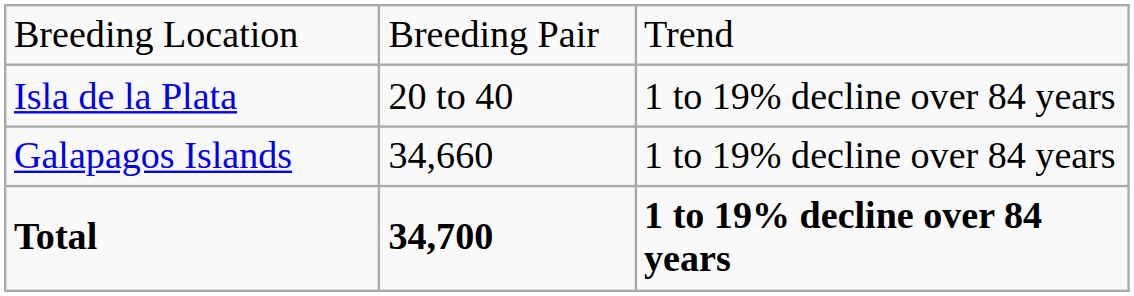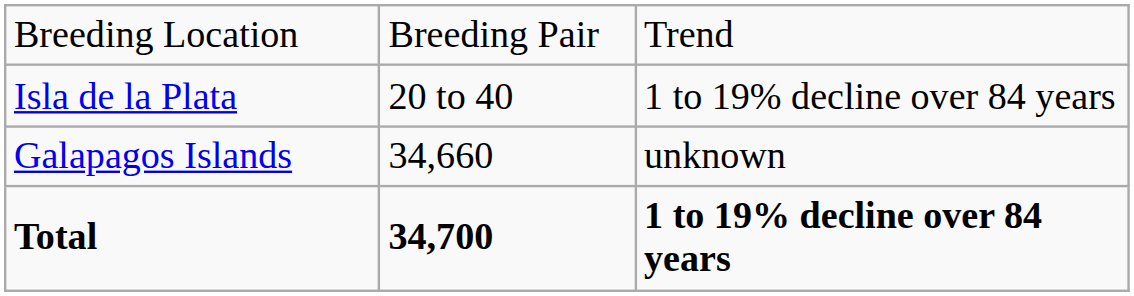(880, 155) 1 to 19% decline over 84 years -> (715, 155) unknown
